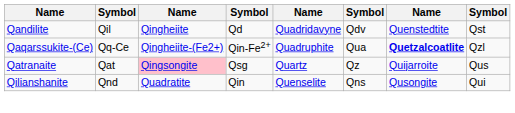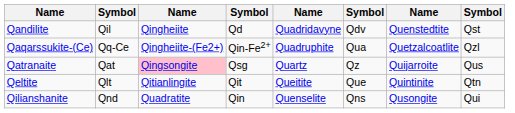(427, 47) bold -> (424, 47) normal
+ row: (22, 82)
